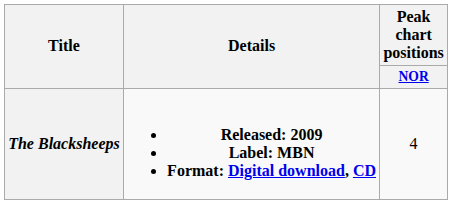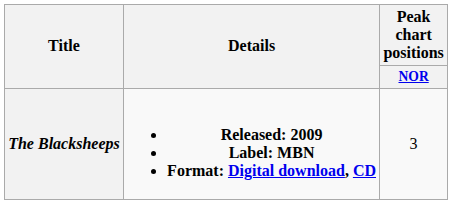(414, 144) 4 -> (414, 144) 3
